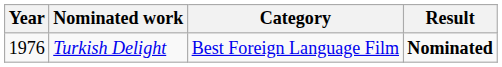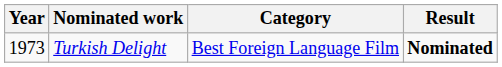(27, 47) 1976 -> (27, 47) 1973
